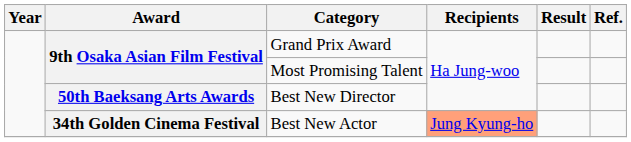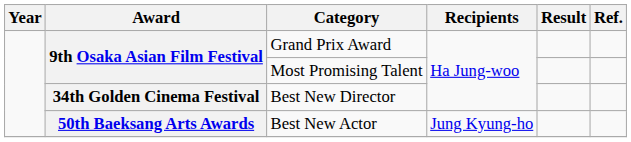(156, 96) 50th Baeksang Arts Awards -> (156, 96) 34th Golden Cinema Festival
(156, 123) 34th Golden Cinema Festival -> (156, 123) 50th Baeksang Arts Awards
(482, 123) lightsalmon background -> (482, 123) no background
